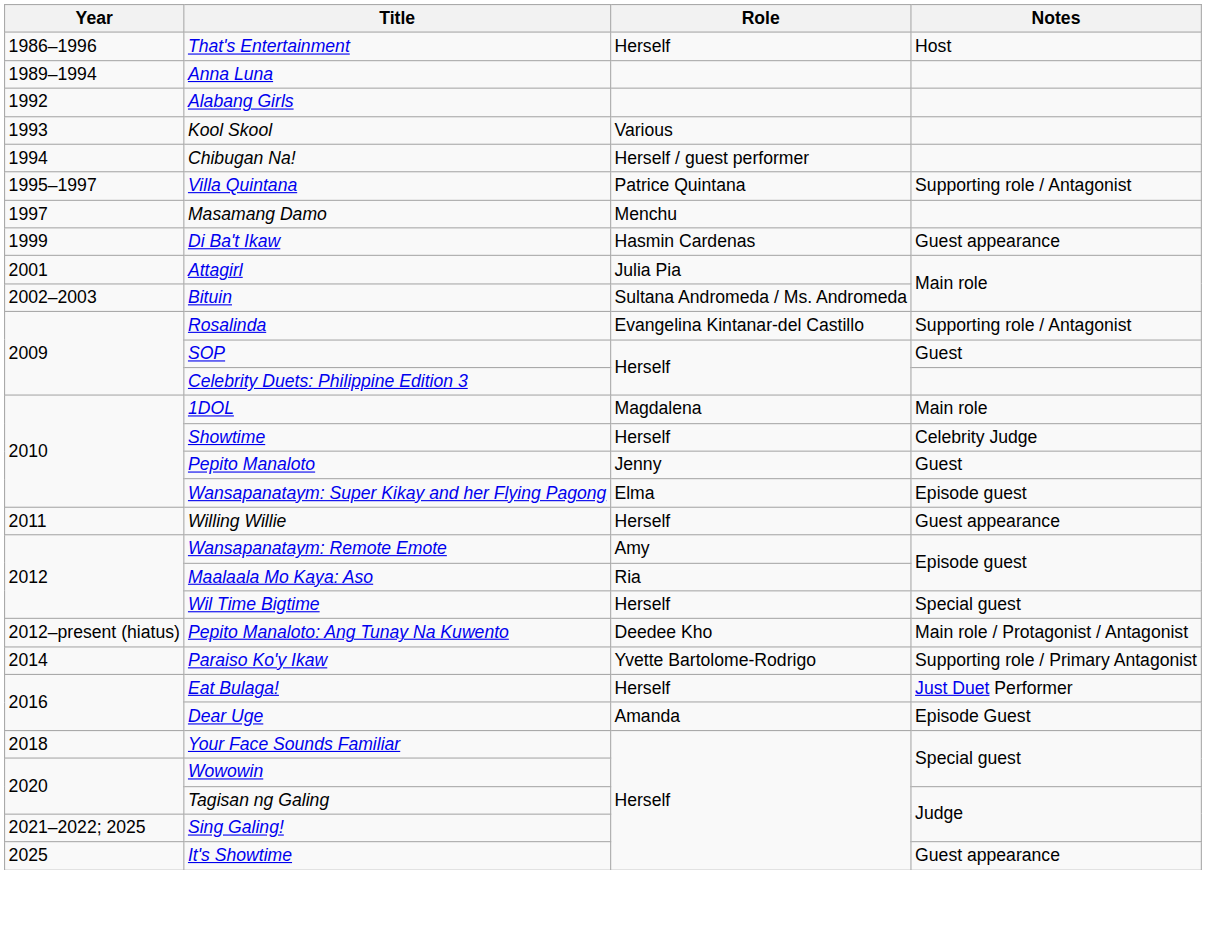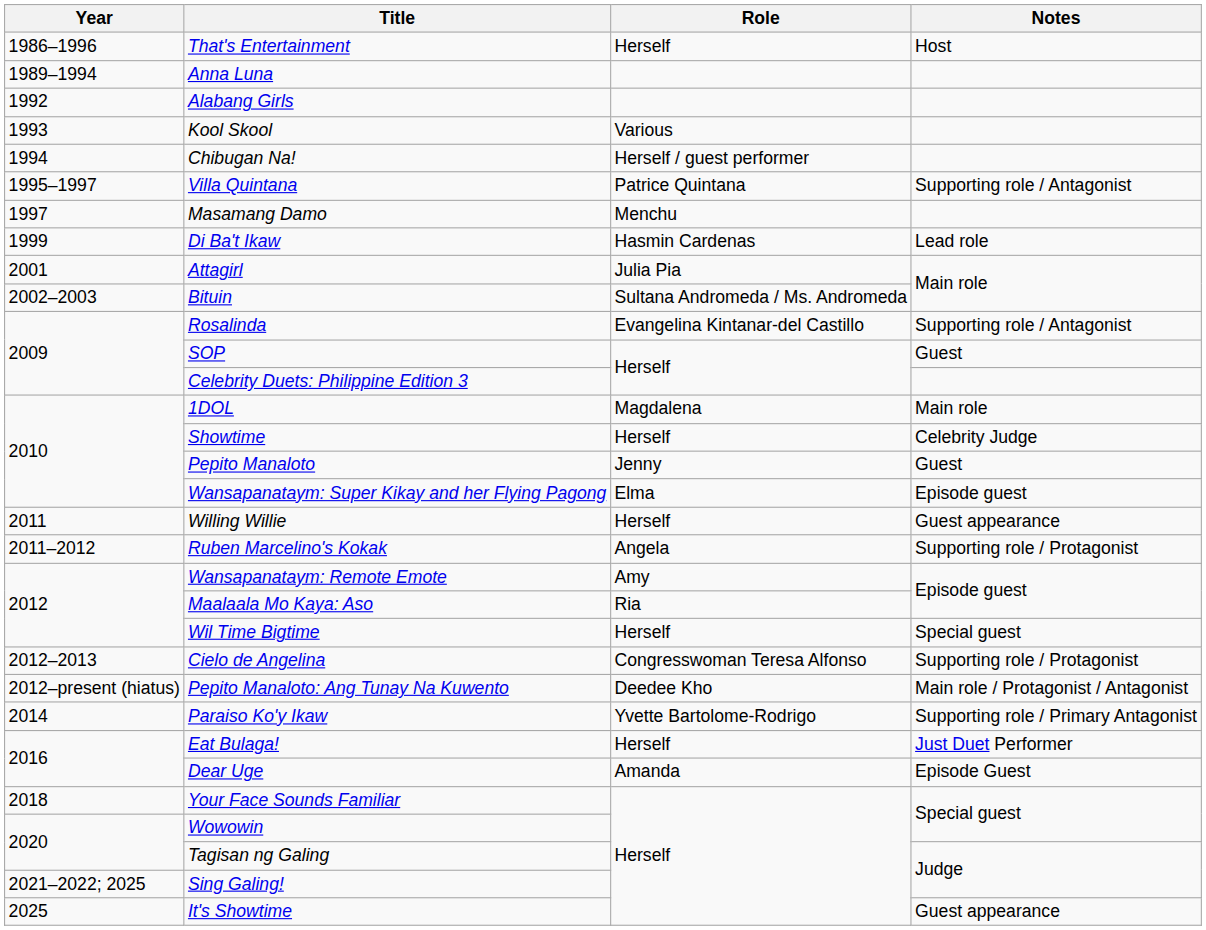(988, 241) Guest appearance -> (952, 241) Lead role
+ row: (287, 548)
+ row: (257, 660)
